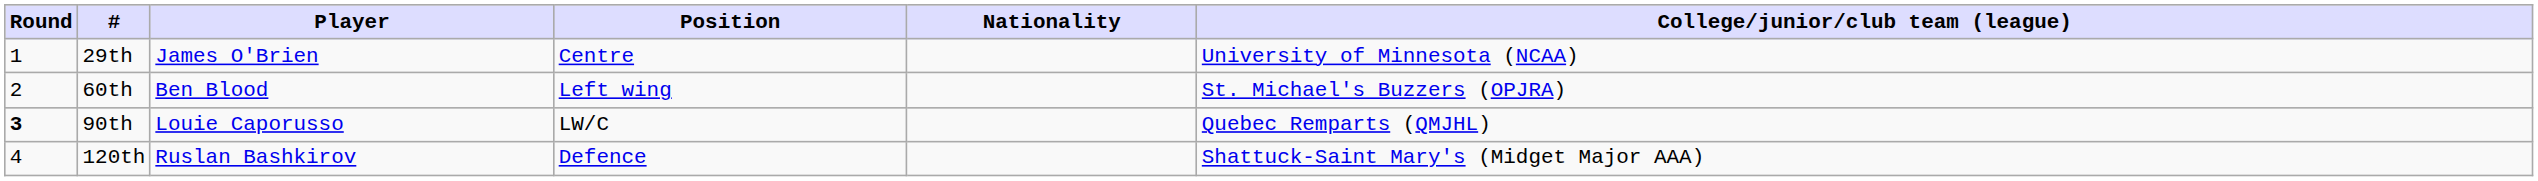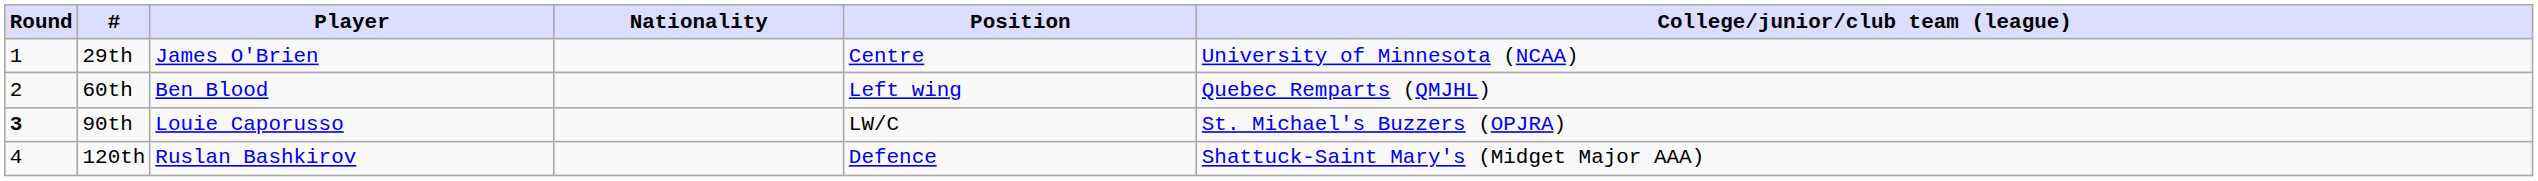columns swapped: (730, 22) <-> (1052, 22)
(1384, 90) St. Michael's Buzzers (OPJRA) -> (1346, 90) Quebec Remparts (QMJHL)
(1346, 124) Quebec Remparts (QMJHL) -> (1384, 124) St. Michael's Buzzers (OPJRA)
